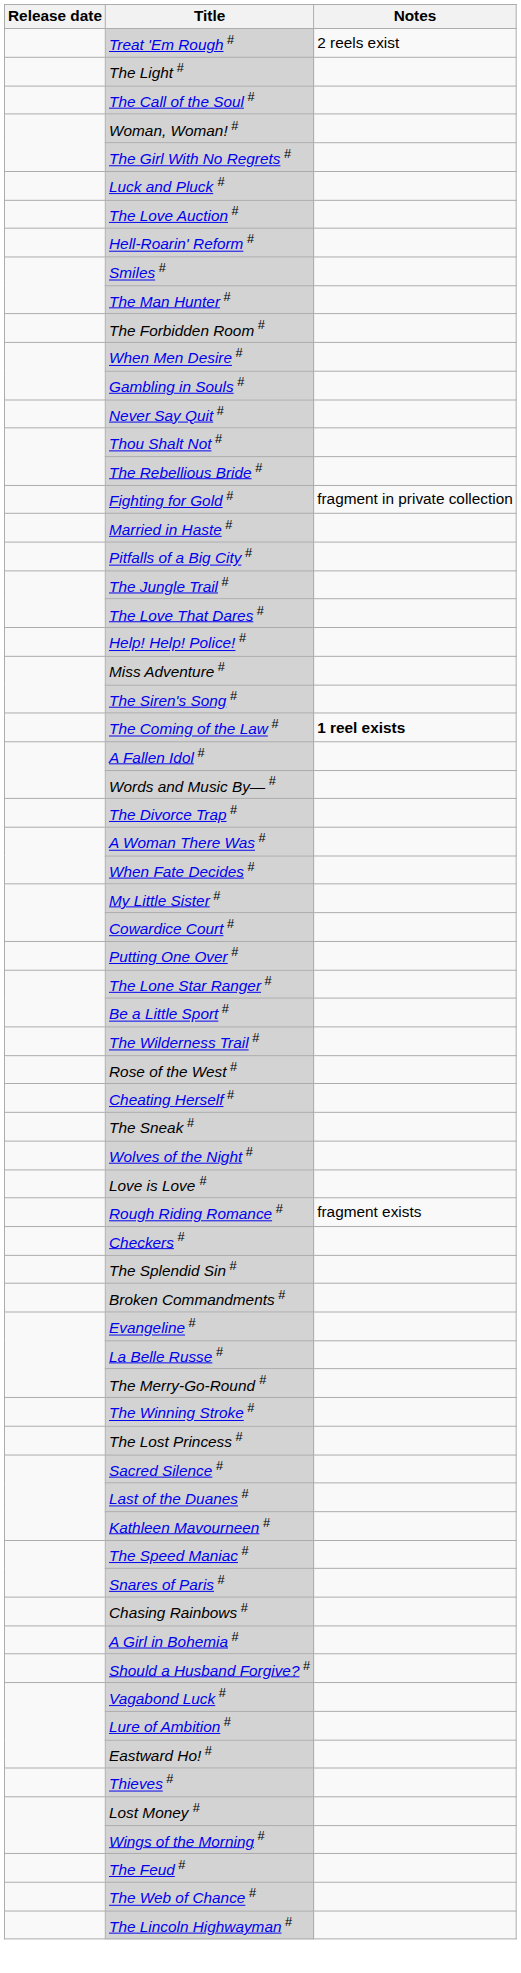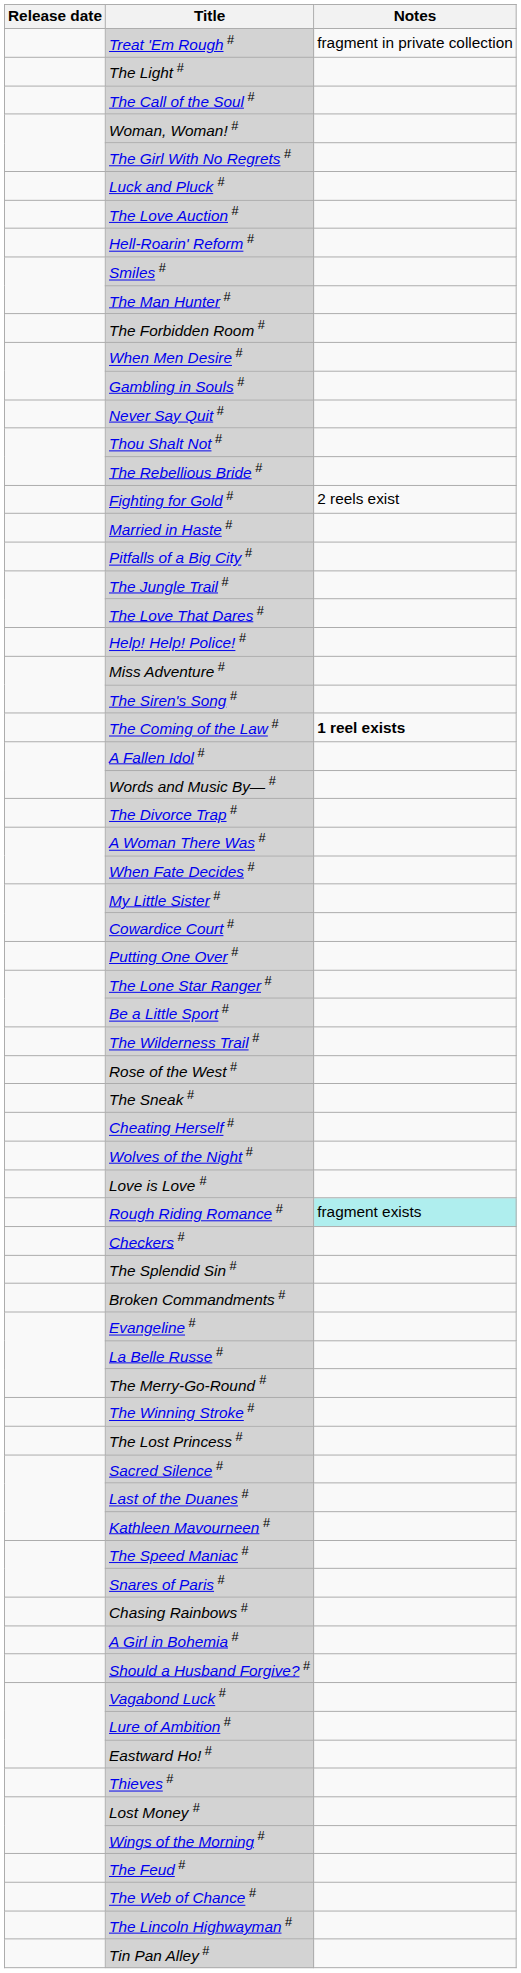(358, 43) 2 reels exist -> (415, 43) fragment in private collection
(415, 499) fragment in private collection -> (358, 499) 2 reels exist
rows swapped: (152, 1126) <-> (172, 1098)
(369, 1212) no background -> (369, 1212) paleturquoise background
+ row: (159, 1953)
